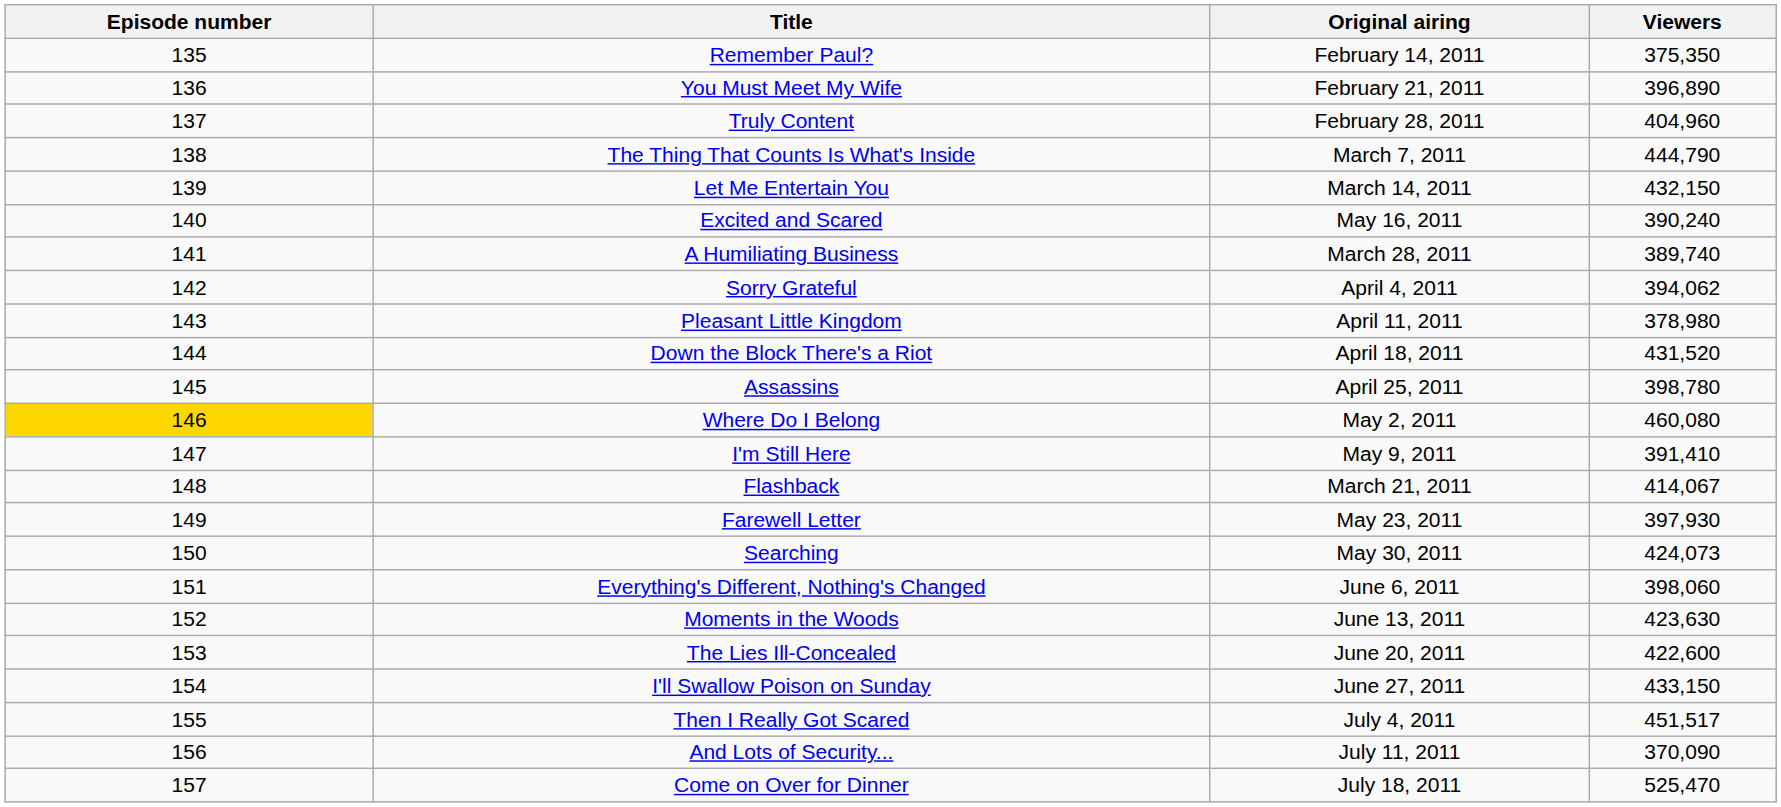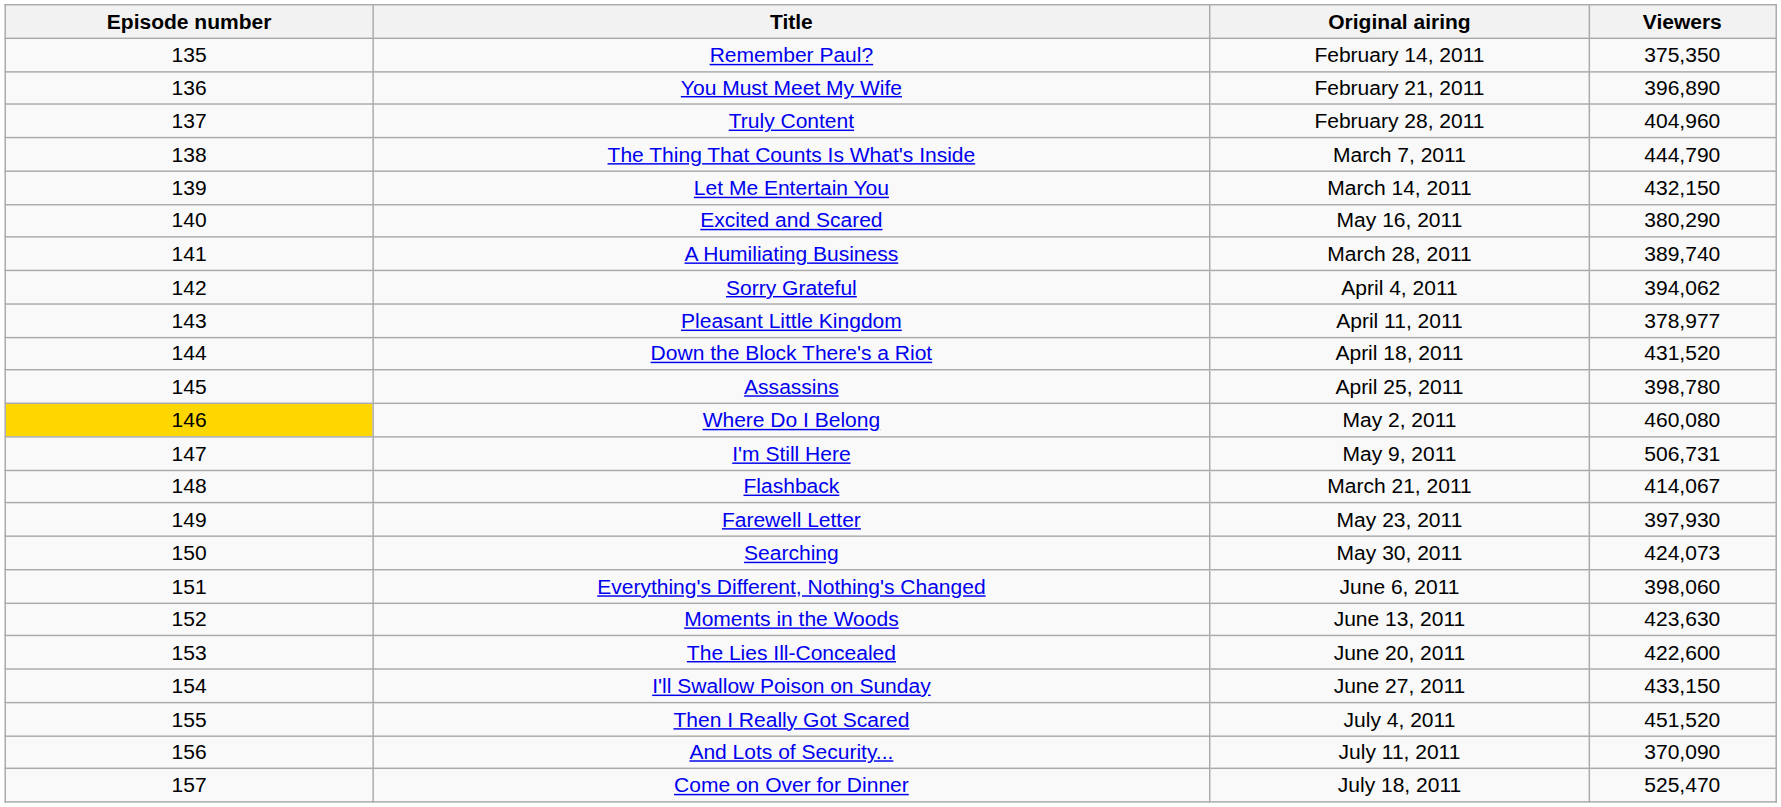(1682, 221) 390,240 -> (1682, 221) 380,290
(1682, 321) 378,980 -> (1682, 321) 378,977
(1682, 454) 391,410 -> (1682, 454) 506,731
(1682, 719) 451,517 -> (1682, 719) 451,520
